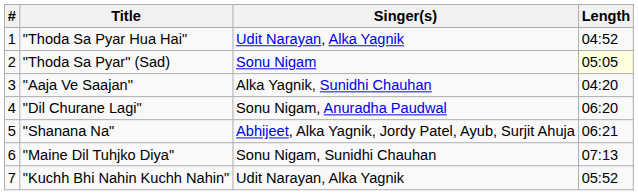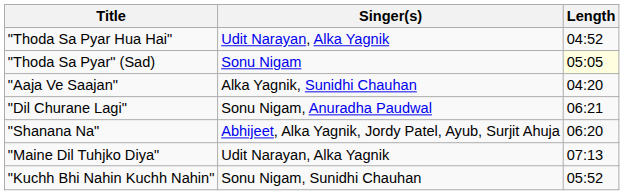- column: (12, 16)
(600, 109) 06:20 -> (585, 109) 06:21
(600, 132) 06:21 -> (585, 132) 06:20
(336, 155) Sonu Nigam, Sunidhi Chauhan -> (305, 155) Udit Narayan, Alka Yagnik
(320, 178) Udit Narayan, Alka Yagnik -> (321, 178) Sonu Nigam, Sunidhi Chauhan
